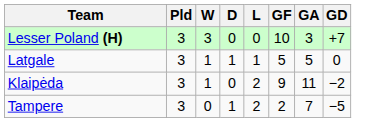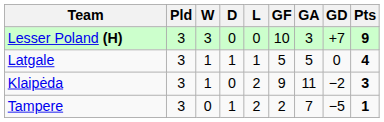+ column: (365, 15)
